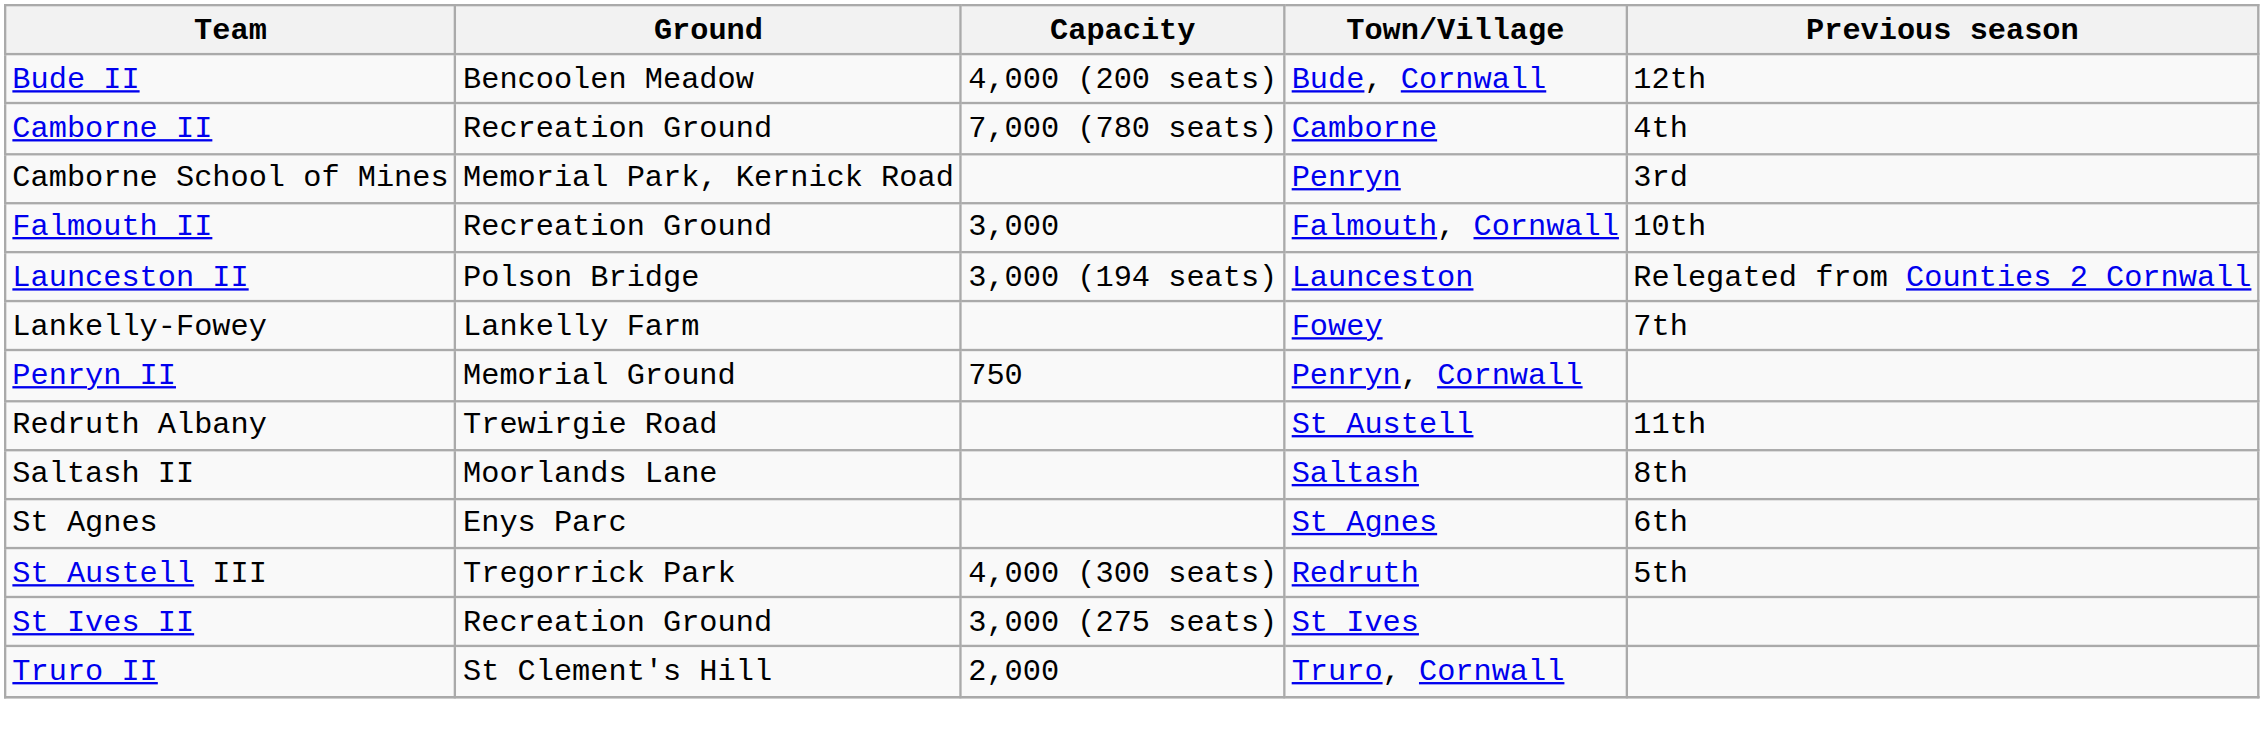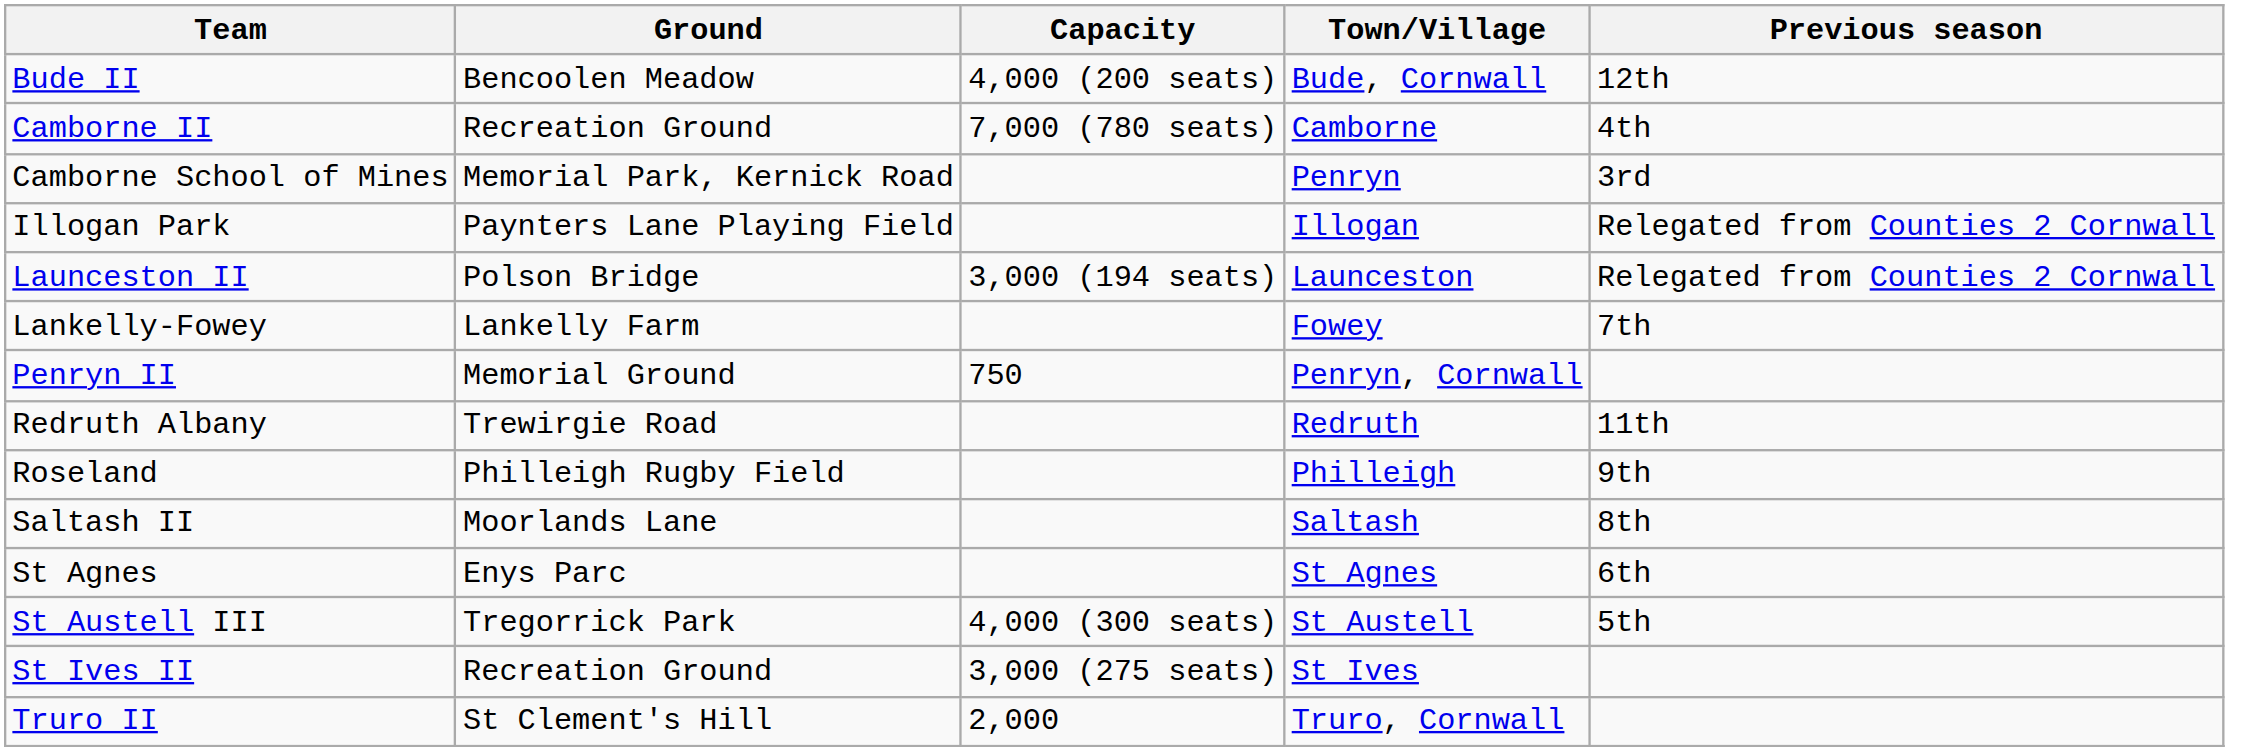- row: (112, 227)
+ row: (121, 227)
(1383, 425) St Austell -> (1355, 425) Redruth
+ row: (85, 474)
(1355, 573) Redruth -> (1383, 622) St Austell
